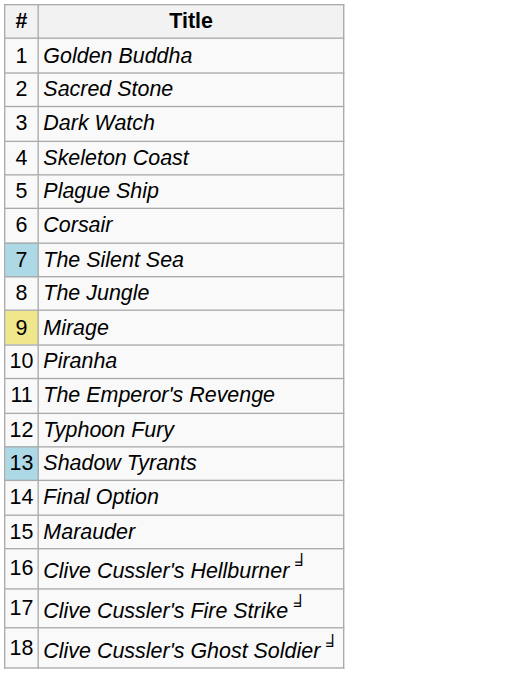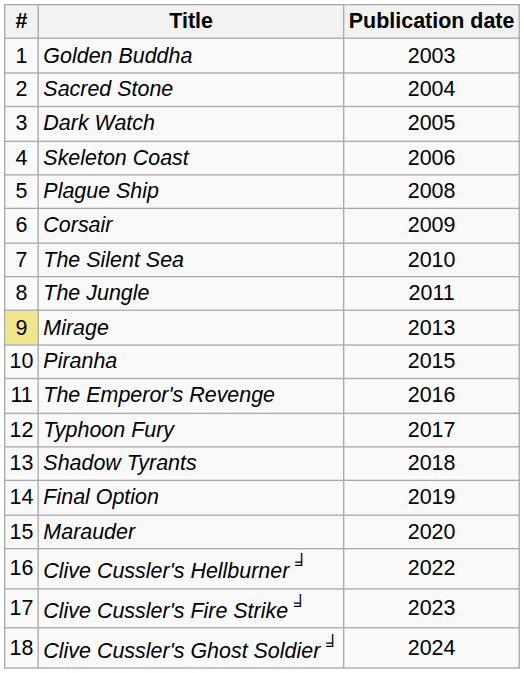+ column: (432, 21)
(22, 259) lightblue background -> (22, 259) no background
(22, 463) lightblue background -> (22, 463) no background
